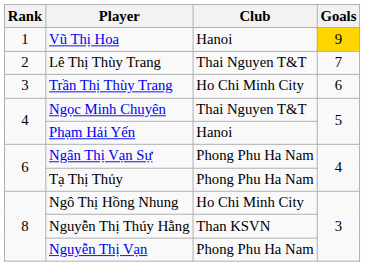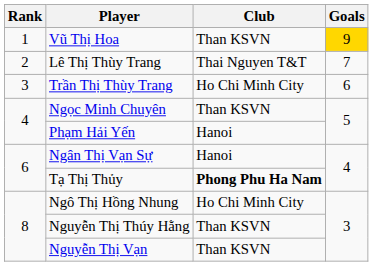(214, 39) Hanoi -> (233, 39) Than KSVN
(251, 109) Thai Nguyen T&T -> (233, 109) Than KSVN
(255, 156) Phong Phu Ha Nam -> (214, 156) Hanoi
(255, 179) normal -> (259, 179) bold
(255, 249) Phong Phu Ha Nam -> (233, 249) Than KSVN
